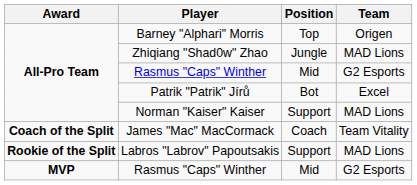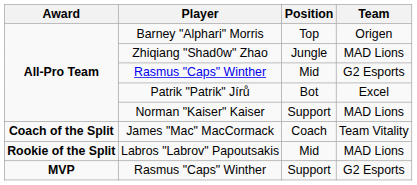(309, 151) Support -> (309, 151) Mid
(309, 170) Mid -> (309, 170) Support
